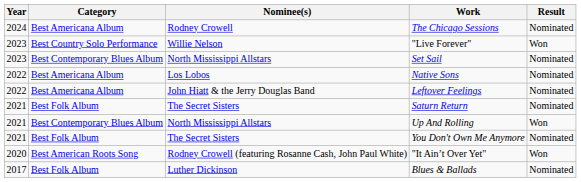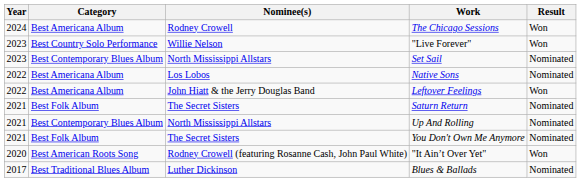(551, 28) Nominated -> (539, 28) Won
(551, 91) Nominated -> (539, 91) Won
(539, 122) Won -> (551, 122) Nominated
(65, 169) Best Folk Album -> (90, 169) Best Traditional Blues Album
